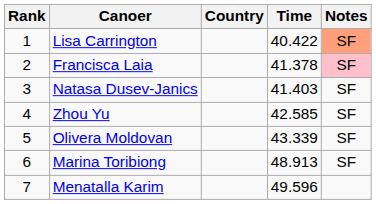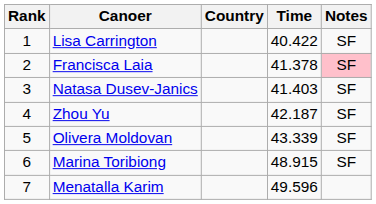(346, 41) lightsalmon background -> (346, 41) no background
(294, 114) 42.585 -> (294, 114) 42.187
(294, 162) 48.913 -> (294, 162) 48.915
